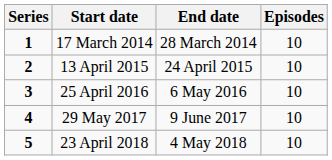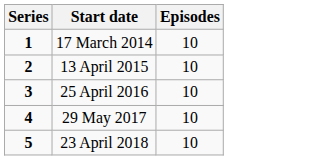- column: (208, 17)
